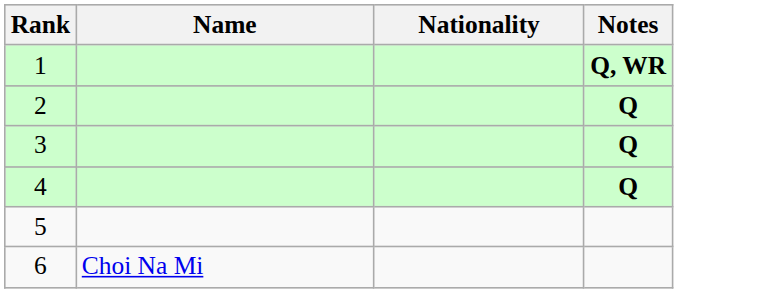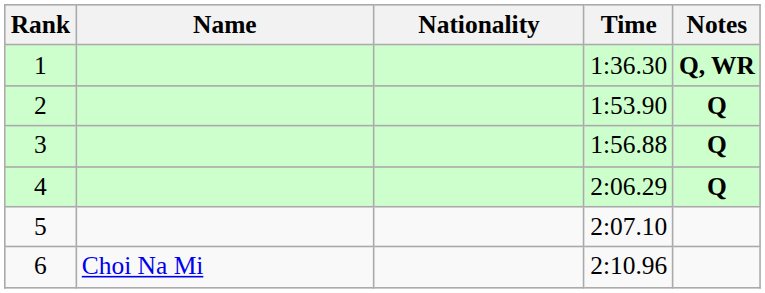+ column: (629, 24)
